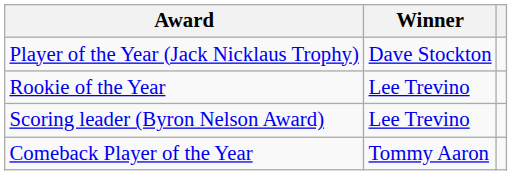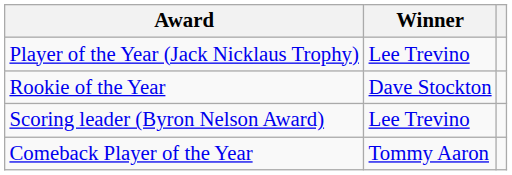(430, 53) Dave Stockton -> (419, 53) Lee Trevino
(419, 86) Lee Trevino -> (430, 86) Dave Stockton
